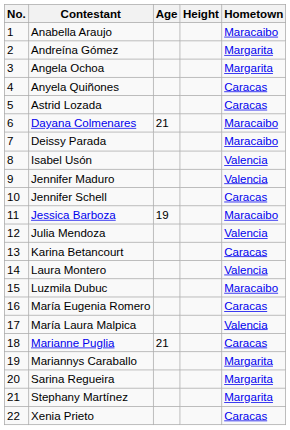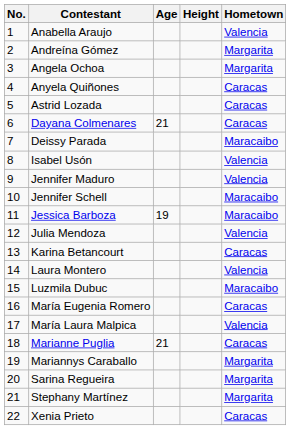(251, 32) Maracaibo -> (246, 32) Valencia
(251, 123) Maracaibo -> (246, 123) Caracas
(246, 197) Caracas -> (251, 197) Maracaibo
